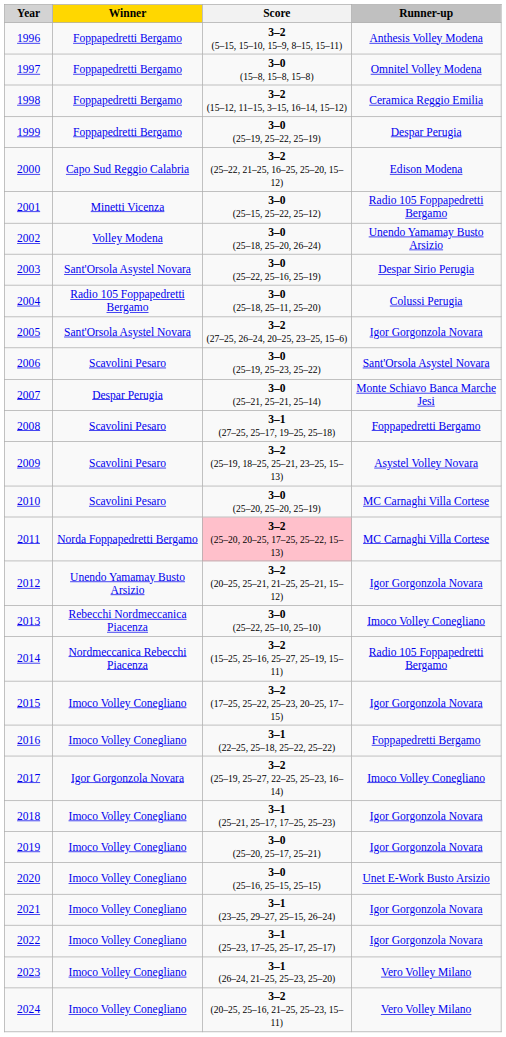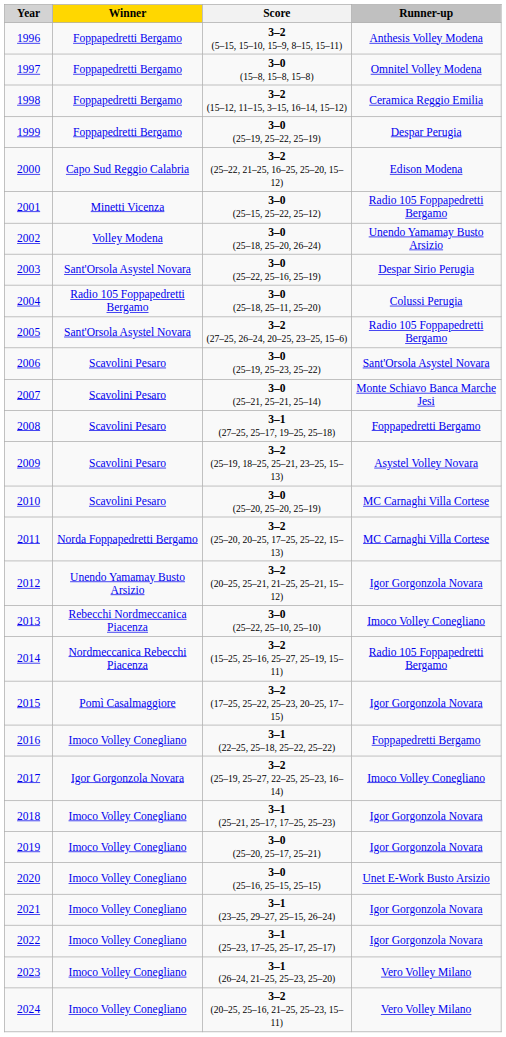(426, 332) Igor Gorgonzola Novara -> (426, 332) Radio 105 Foppapedretti Bergamo
(128, 394) Despar Perugia -> (128, 394) Scavolini Pesaro
(277, 539) pink background -> (277, 539) no background
(128, 703) Imoco Volley Conegliano -> (128, 703) Pomì Casalmaggiore
